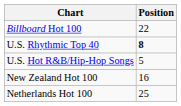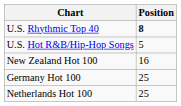- row: (44, 28)
+ row: (44, 77)
